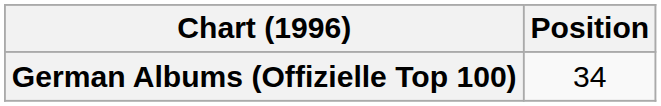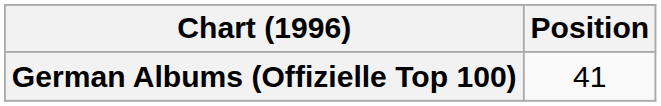(590, 76) 34 -> (590, 76) 41
